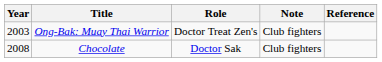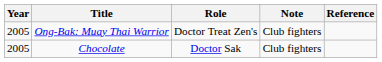(18, 31) 2003 -> (18, 31) 2005
(18, 48) 2008 -> (18, 48) 2005
